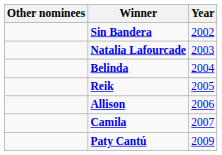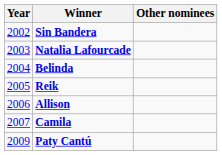columns swapped: (203, 13) <-> (46, 13)
